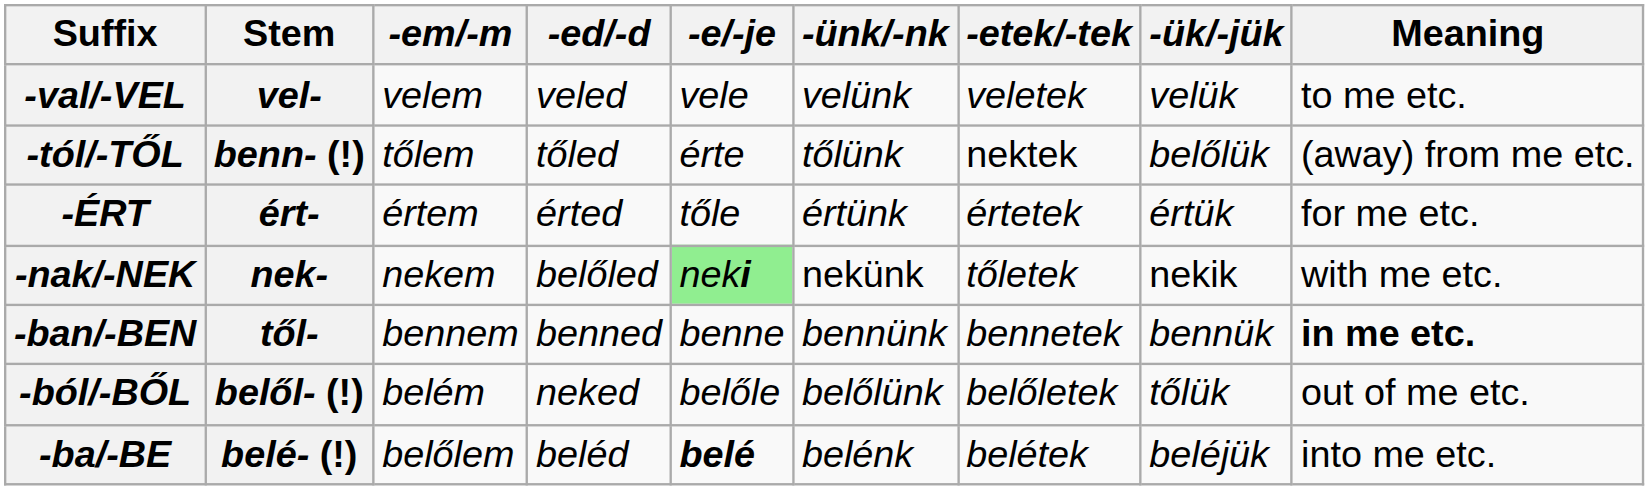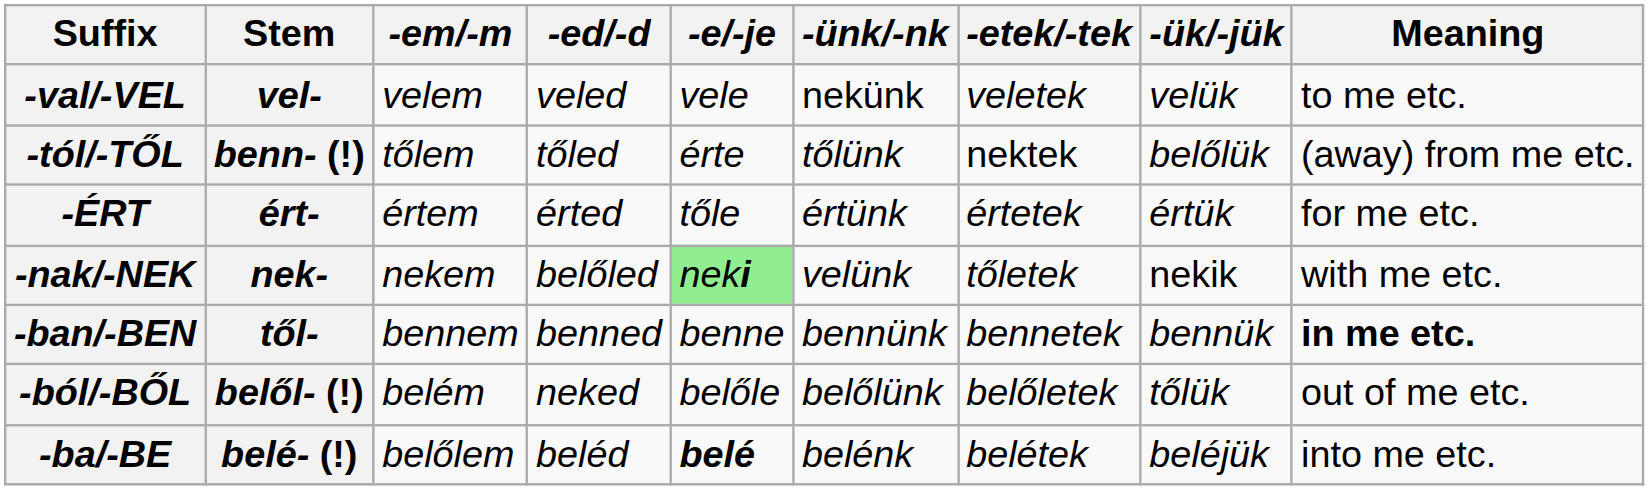(856, 94) velünk -> (863, 94) nekünk
(863, 273) nekünk -> (856, 273) velünk
